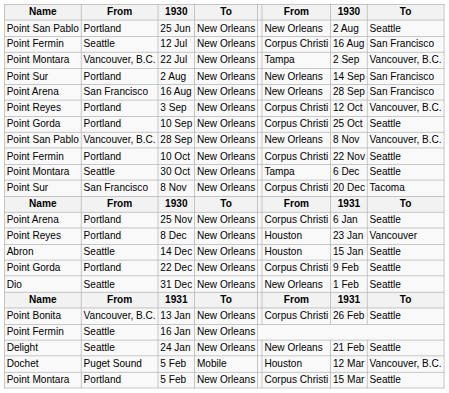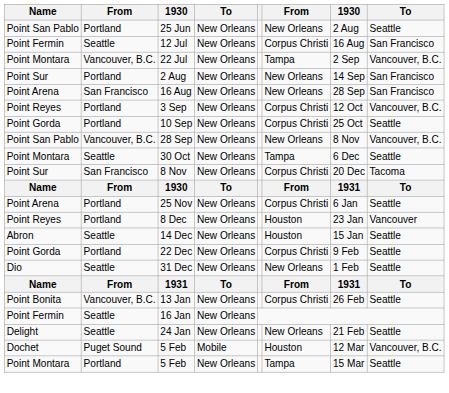- row: (35, 156)
(296, 380) Corpus Christi -> (280, 364) Tampa
